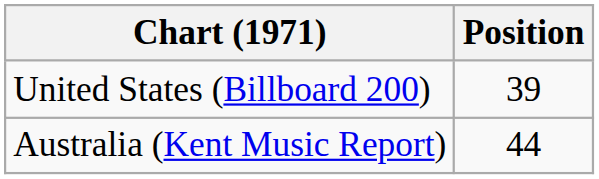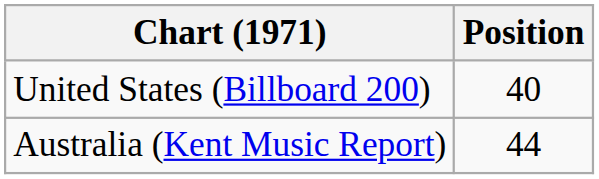(524, 88) 39 -> (524, 88) 40
